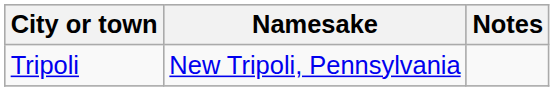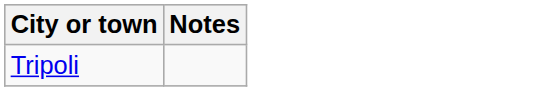- column: (315, 24)
